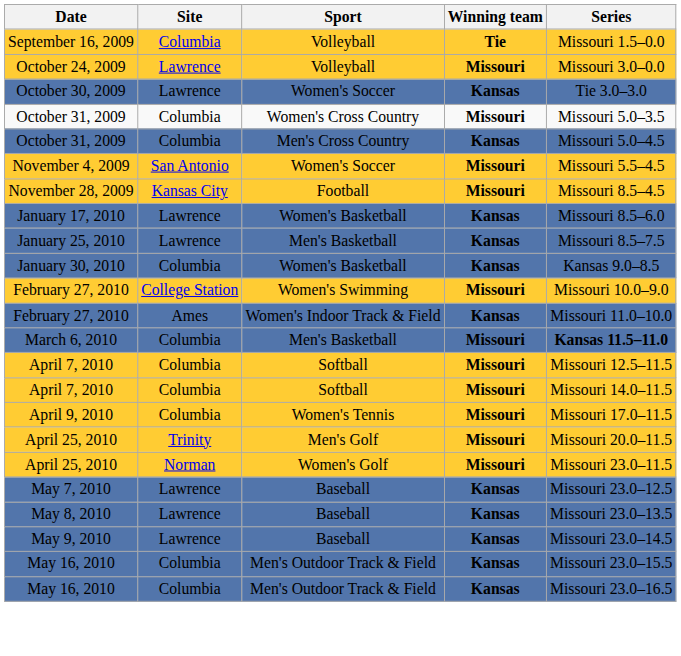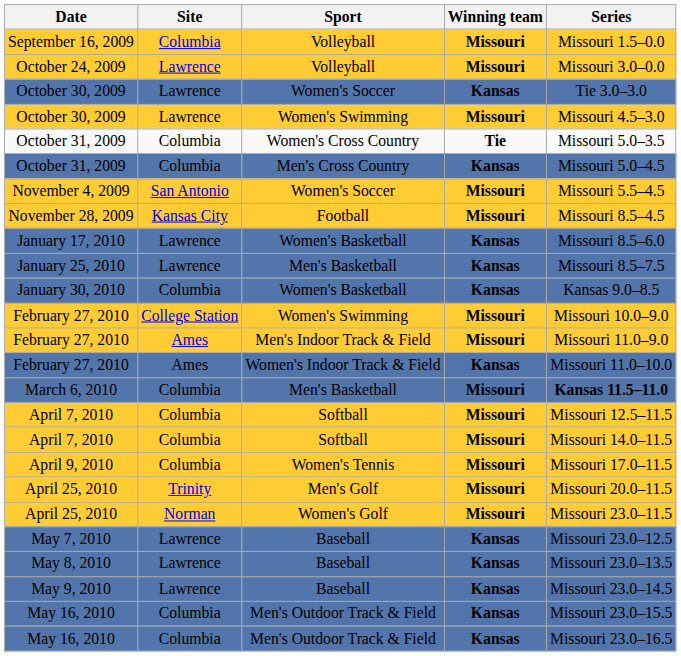(495, 41) Tie -> (495, 41) Missouri
+ row: (71, 116)
(495, 116) Missouri -> (495, 141) Tie
+ row: (71, 340)
